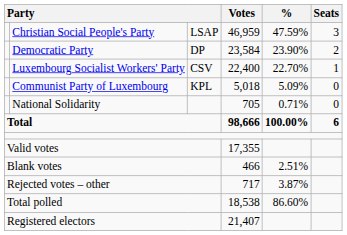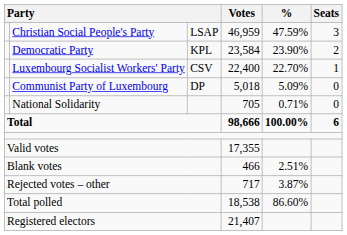(198, 50) DP -> (201, 50) KPL
(201, 86) KPL -> (198, 86) DP
